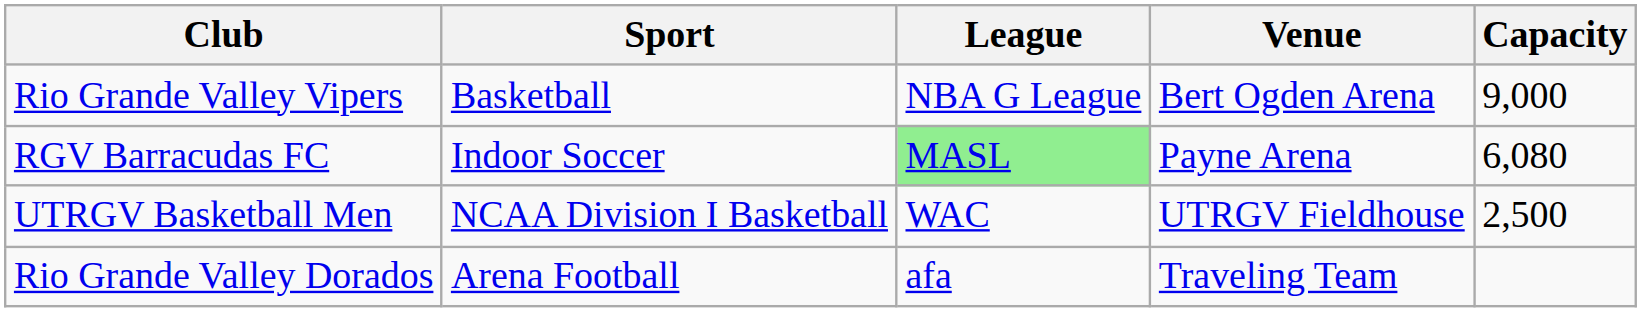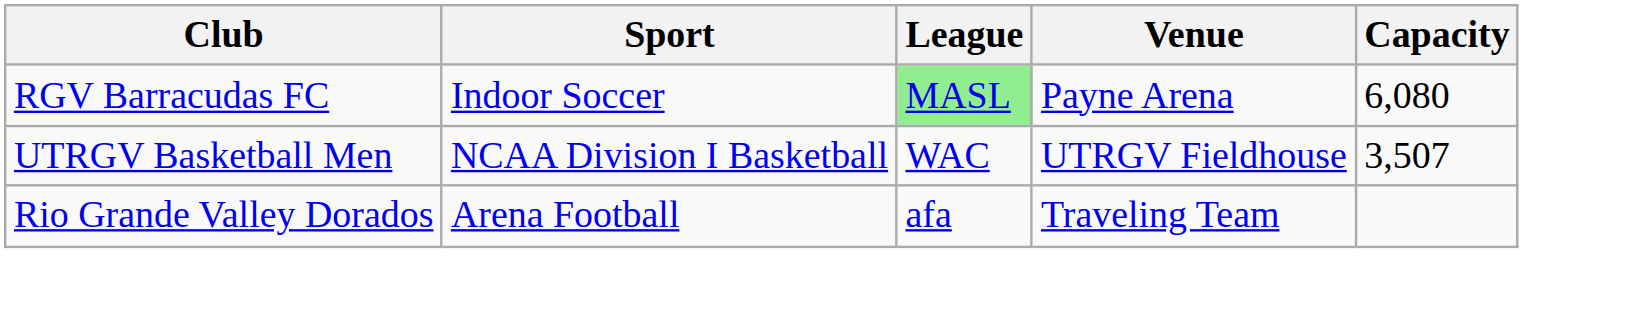- row: (209, 94)
(1525, 214) 2,500 -> (1407, 154) 3,507
